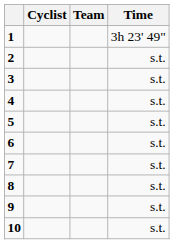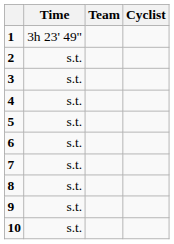columns swapped: (47, 15) <-> (138, 15)
